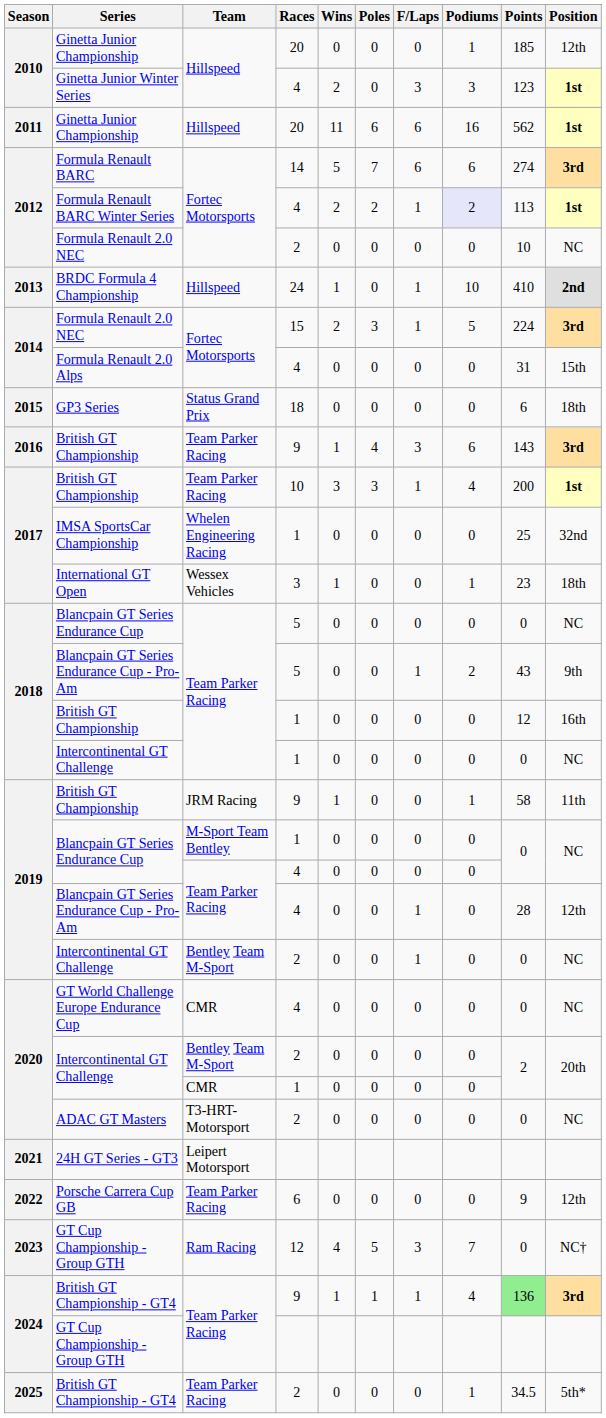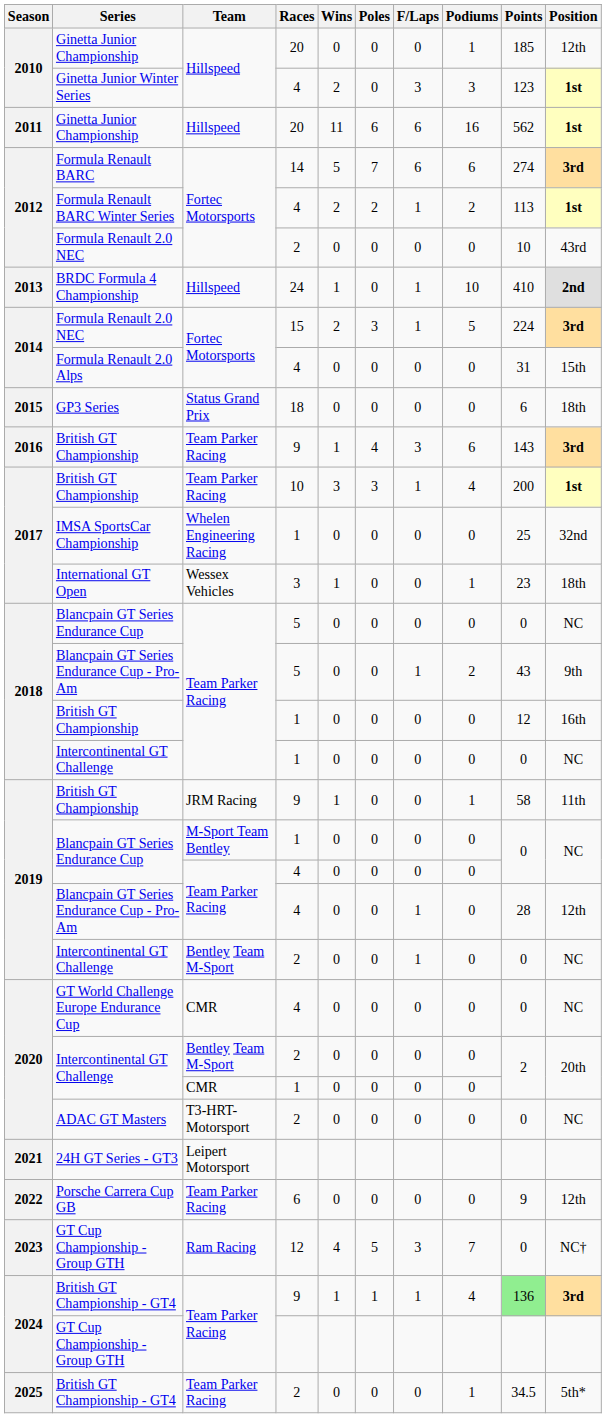(472, 207) lavender background -> (472, 207) no background
(573, 247) NC -> (573, 247) 43rd
